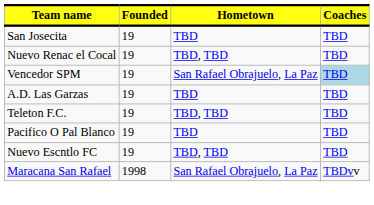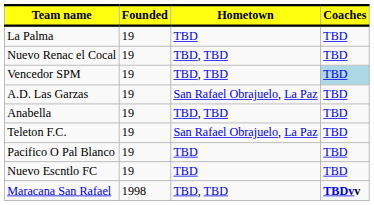+ row: (30, 36)
- row: (37, 36)
(246, 75) San Rafael Obrajuelo, La Paz -> (201, 75) TBD, TBD
(186, 94) TBD -> (246, 94) San Rafael Obrajuelo, La Paz
+ row: (29, 113)
(201, 113) TBD, TBD -> (246, 132) San Rafael Obrajuelo, La Paz
(201, 152) TBD, TBD -> (186, 171) TBD
(246, 171) San Rafael Obrajuelo, La Paz -> (201, 190) TBD, TBD
(341, 171) normal -> (342, 190) bold
